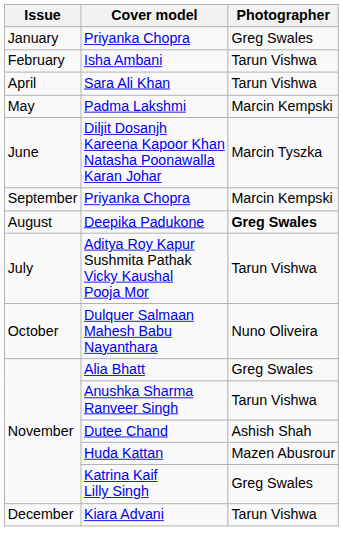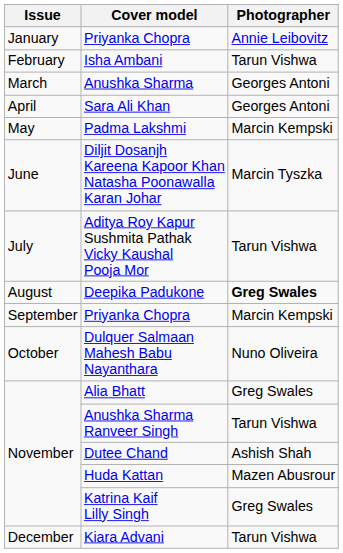(272, 38) Greg Swales -> (280, 38) Annie Leibovitz
+ row: (28, 83)
(274, 83) Tarun Vishwa -> (281, 106) Georges Antoni
rows swapped: (20, 268) <-> (43, 199)
